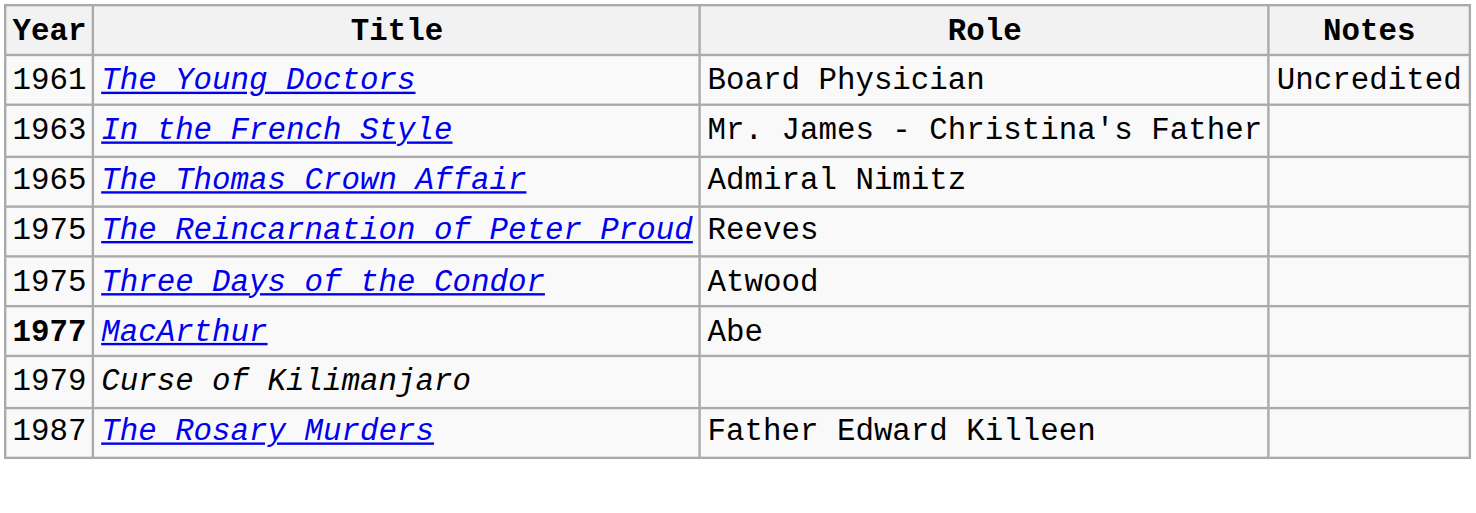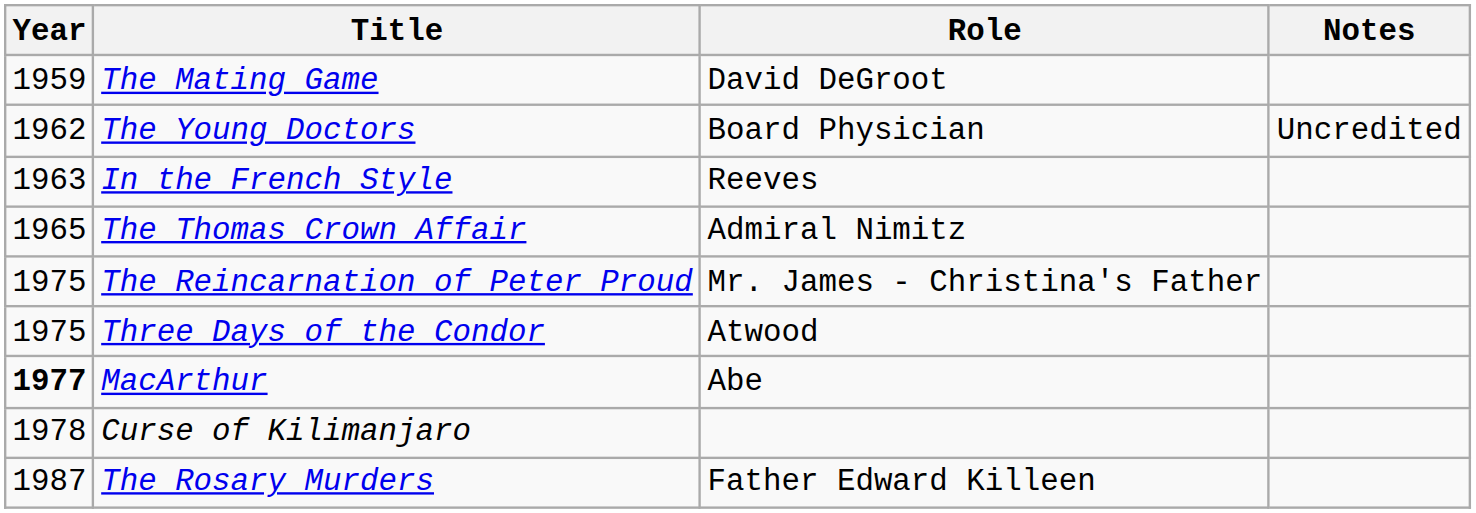+ row: (240, 81)
(50, 81) 1961 -> (50, 131) 1962
(985, 131) Mr. James - Christina's Father -> (763, 181) Reeves
(763, 231) Reeves -> (985, 281) Mr. James - Christina's Father
(50, 382) 1979 -> (50, 432) 1978
